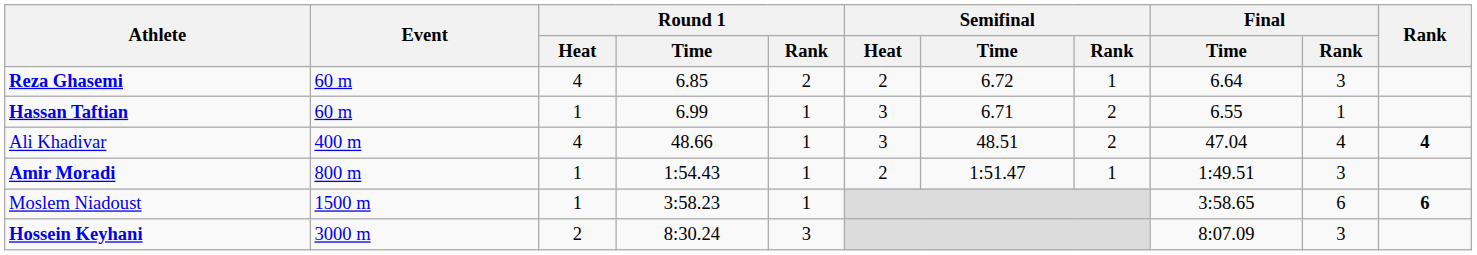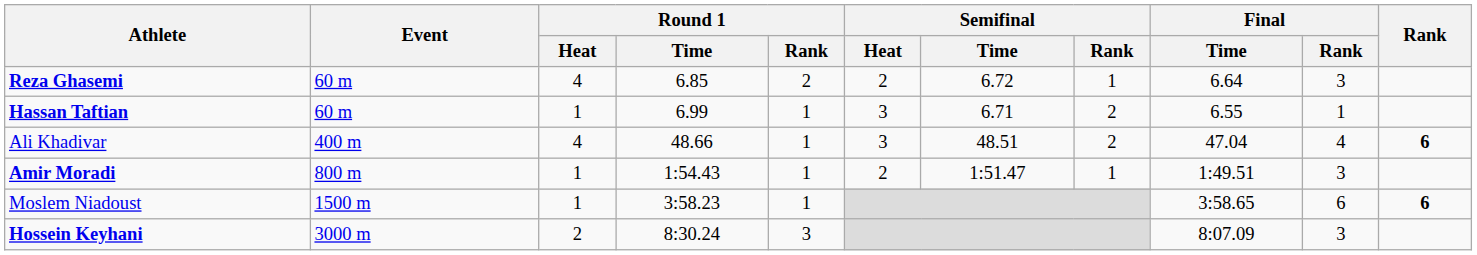(1425, 142) 4 -> (1425, 142) 6
